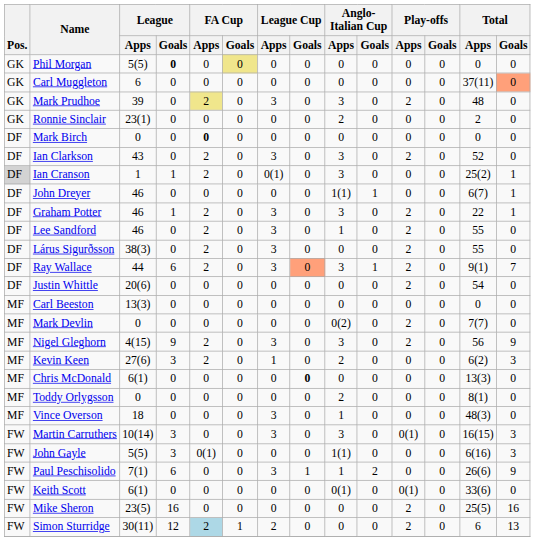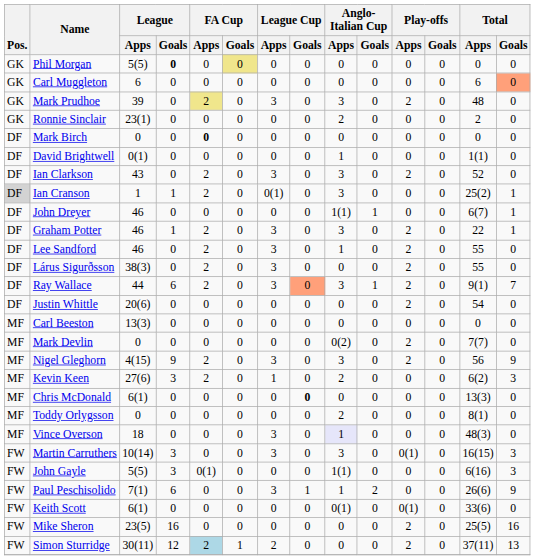(478, 82) 37(11) -> (478, 82) 6
+ row: (74, 156)
(341, 415) no background -> (341, 434) lavender background
(478, 527) 6 -> (478, 545) 37(11)
